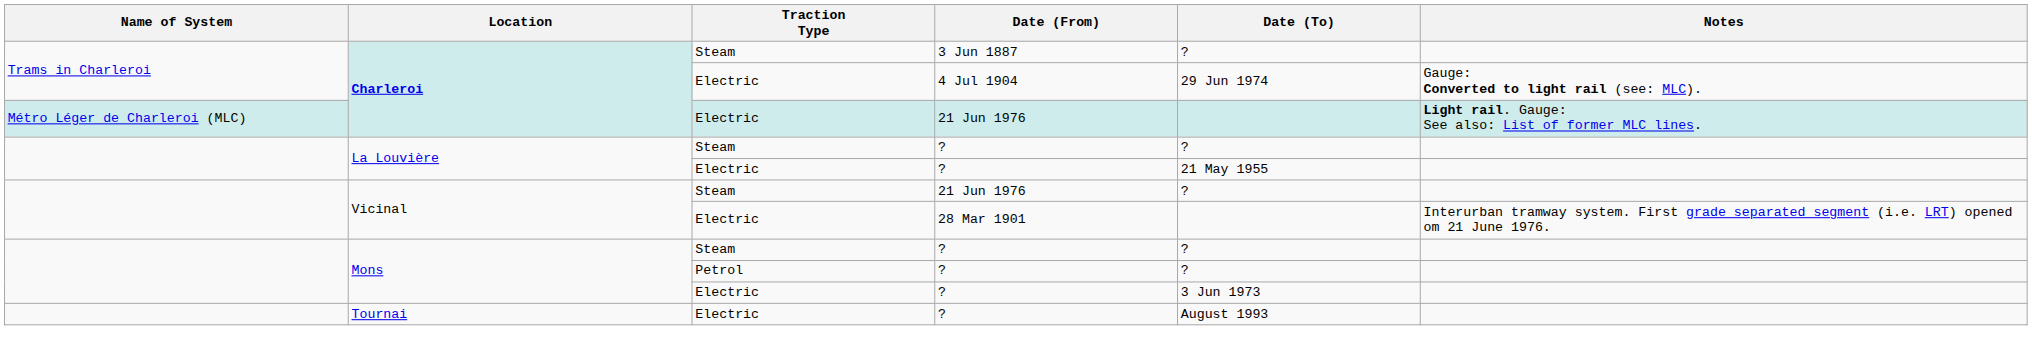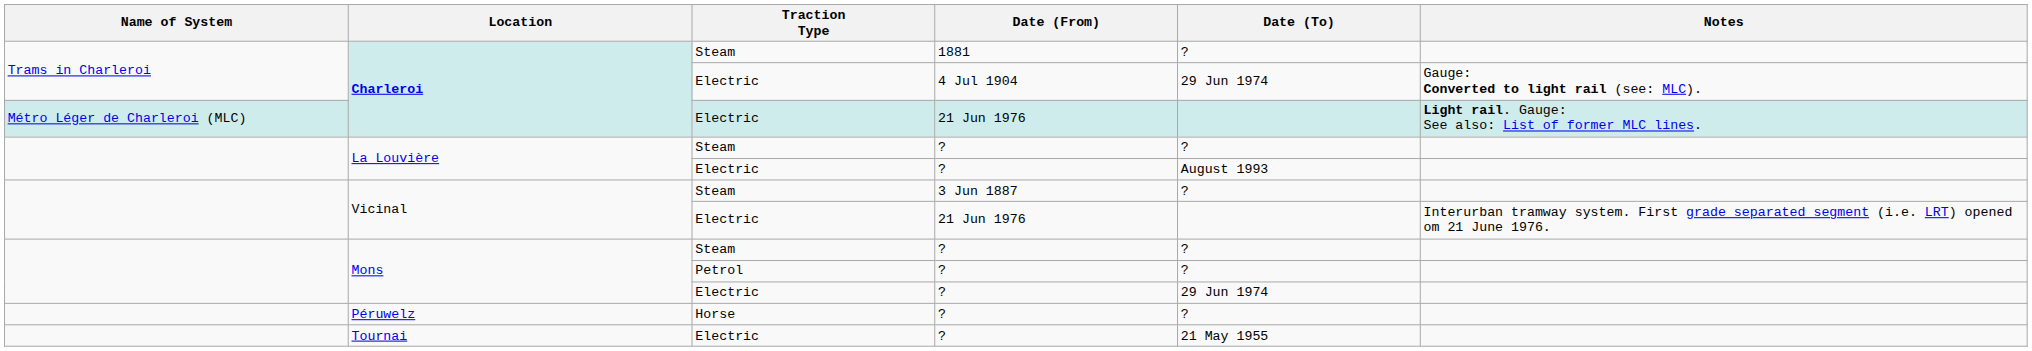(978, 52) 3 Jun 1887 -> (954, 52) 1881
(1225, 169) 21 May 1955 -> (1225, 169) August 1993
(982, 191) 21 Jun 1976 -> (978, 191) 3 Jun 1887
(982, 220) 28 Mar 1901 -> (982, 220) 21 Jun 1976
(1221, 293) 3 Jun 1973 -> (1225, 293) 29 Jun 1974
+ row: (383, 314)
(1225, 314) August 1993 -> (1225, 336) 21 May 1955
